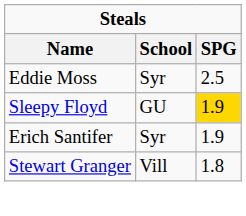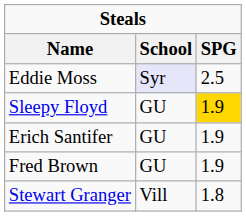(152, 78) no background -> (152, 78) lavender background
(152, 136) Syr -> (153, 136) GU
+ row: (53, 166)
